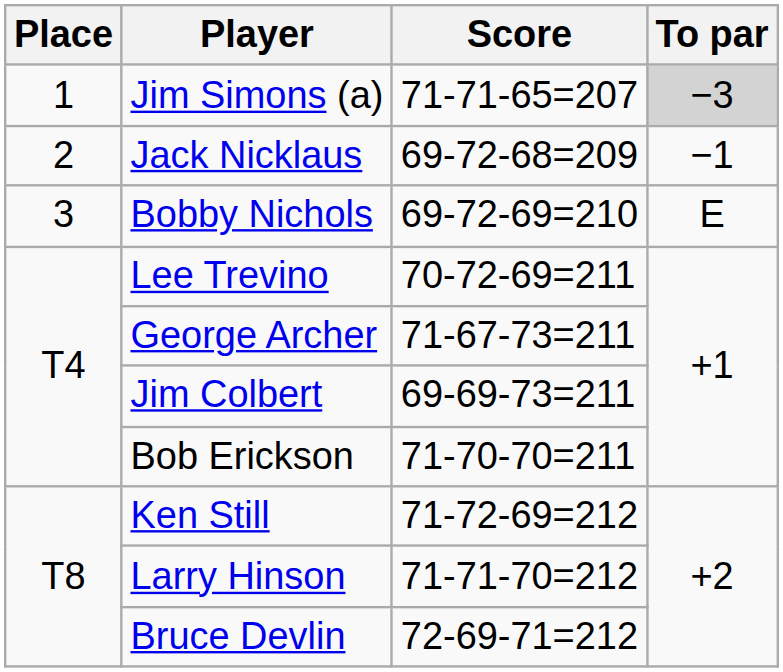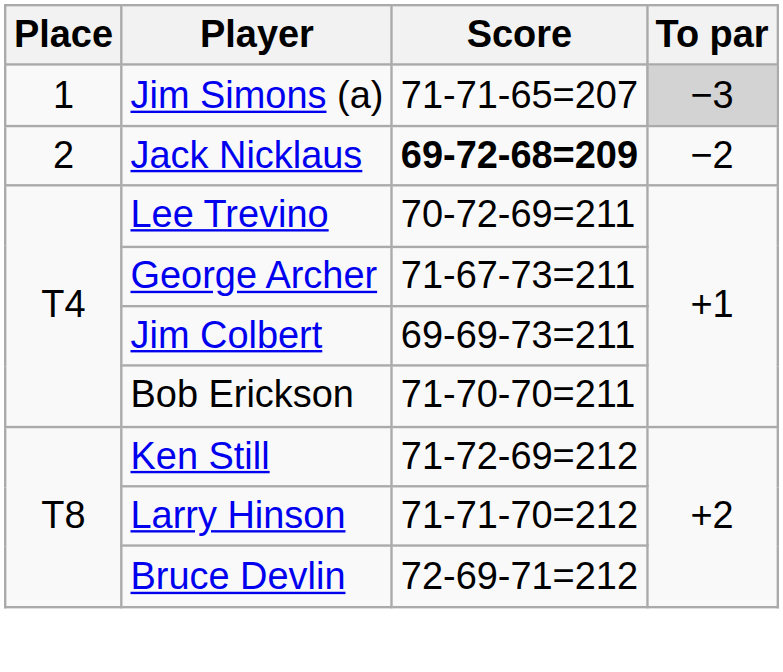(519, 154) normal -> (519, 154) bold
(712, 154) −1 -> (712, 154) −2
- row: (252, 214)
